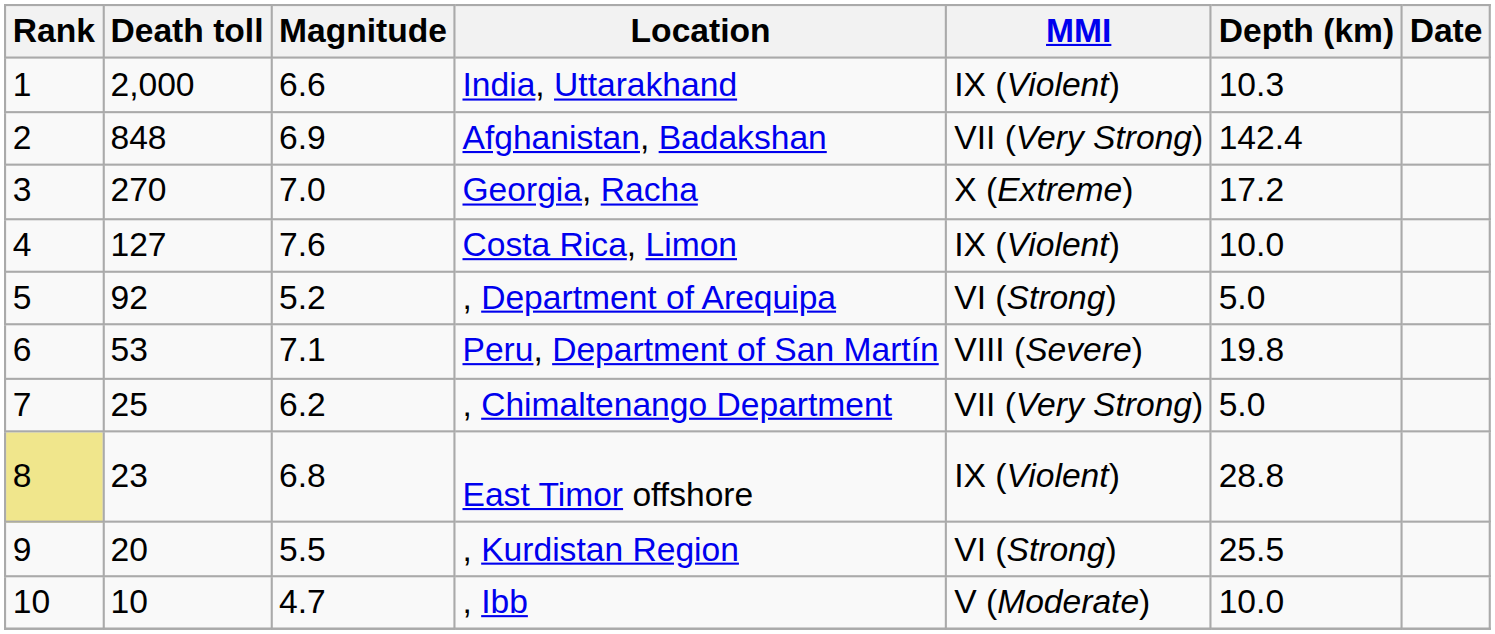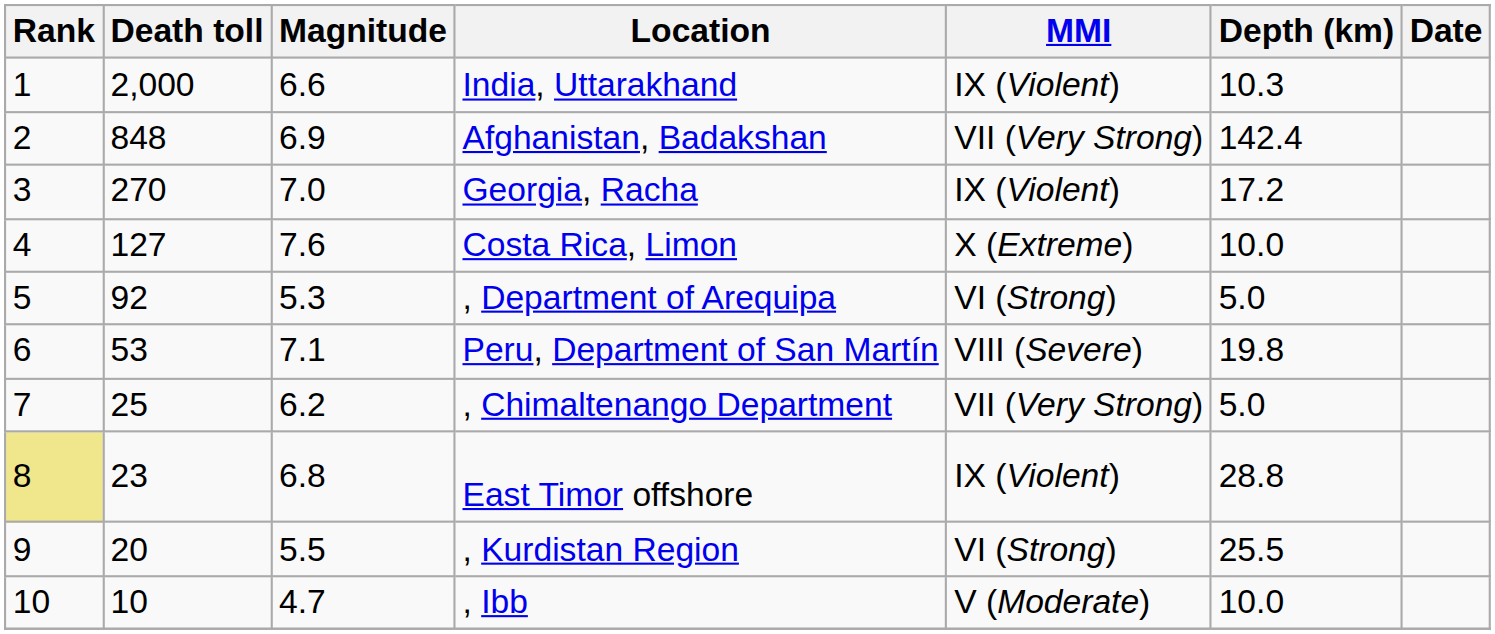(1044, 191) X (Extreme) -> (1037, 191) IX (Violent)
(1037, 244) IX (Violent) -> (1044, 244) X (Extreme)
(302, 297) 5.2 -> (302, 297) 5.3
